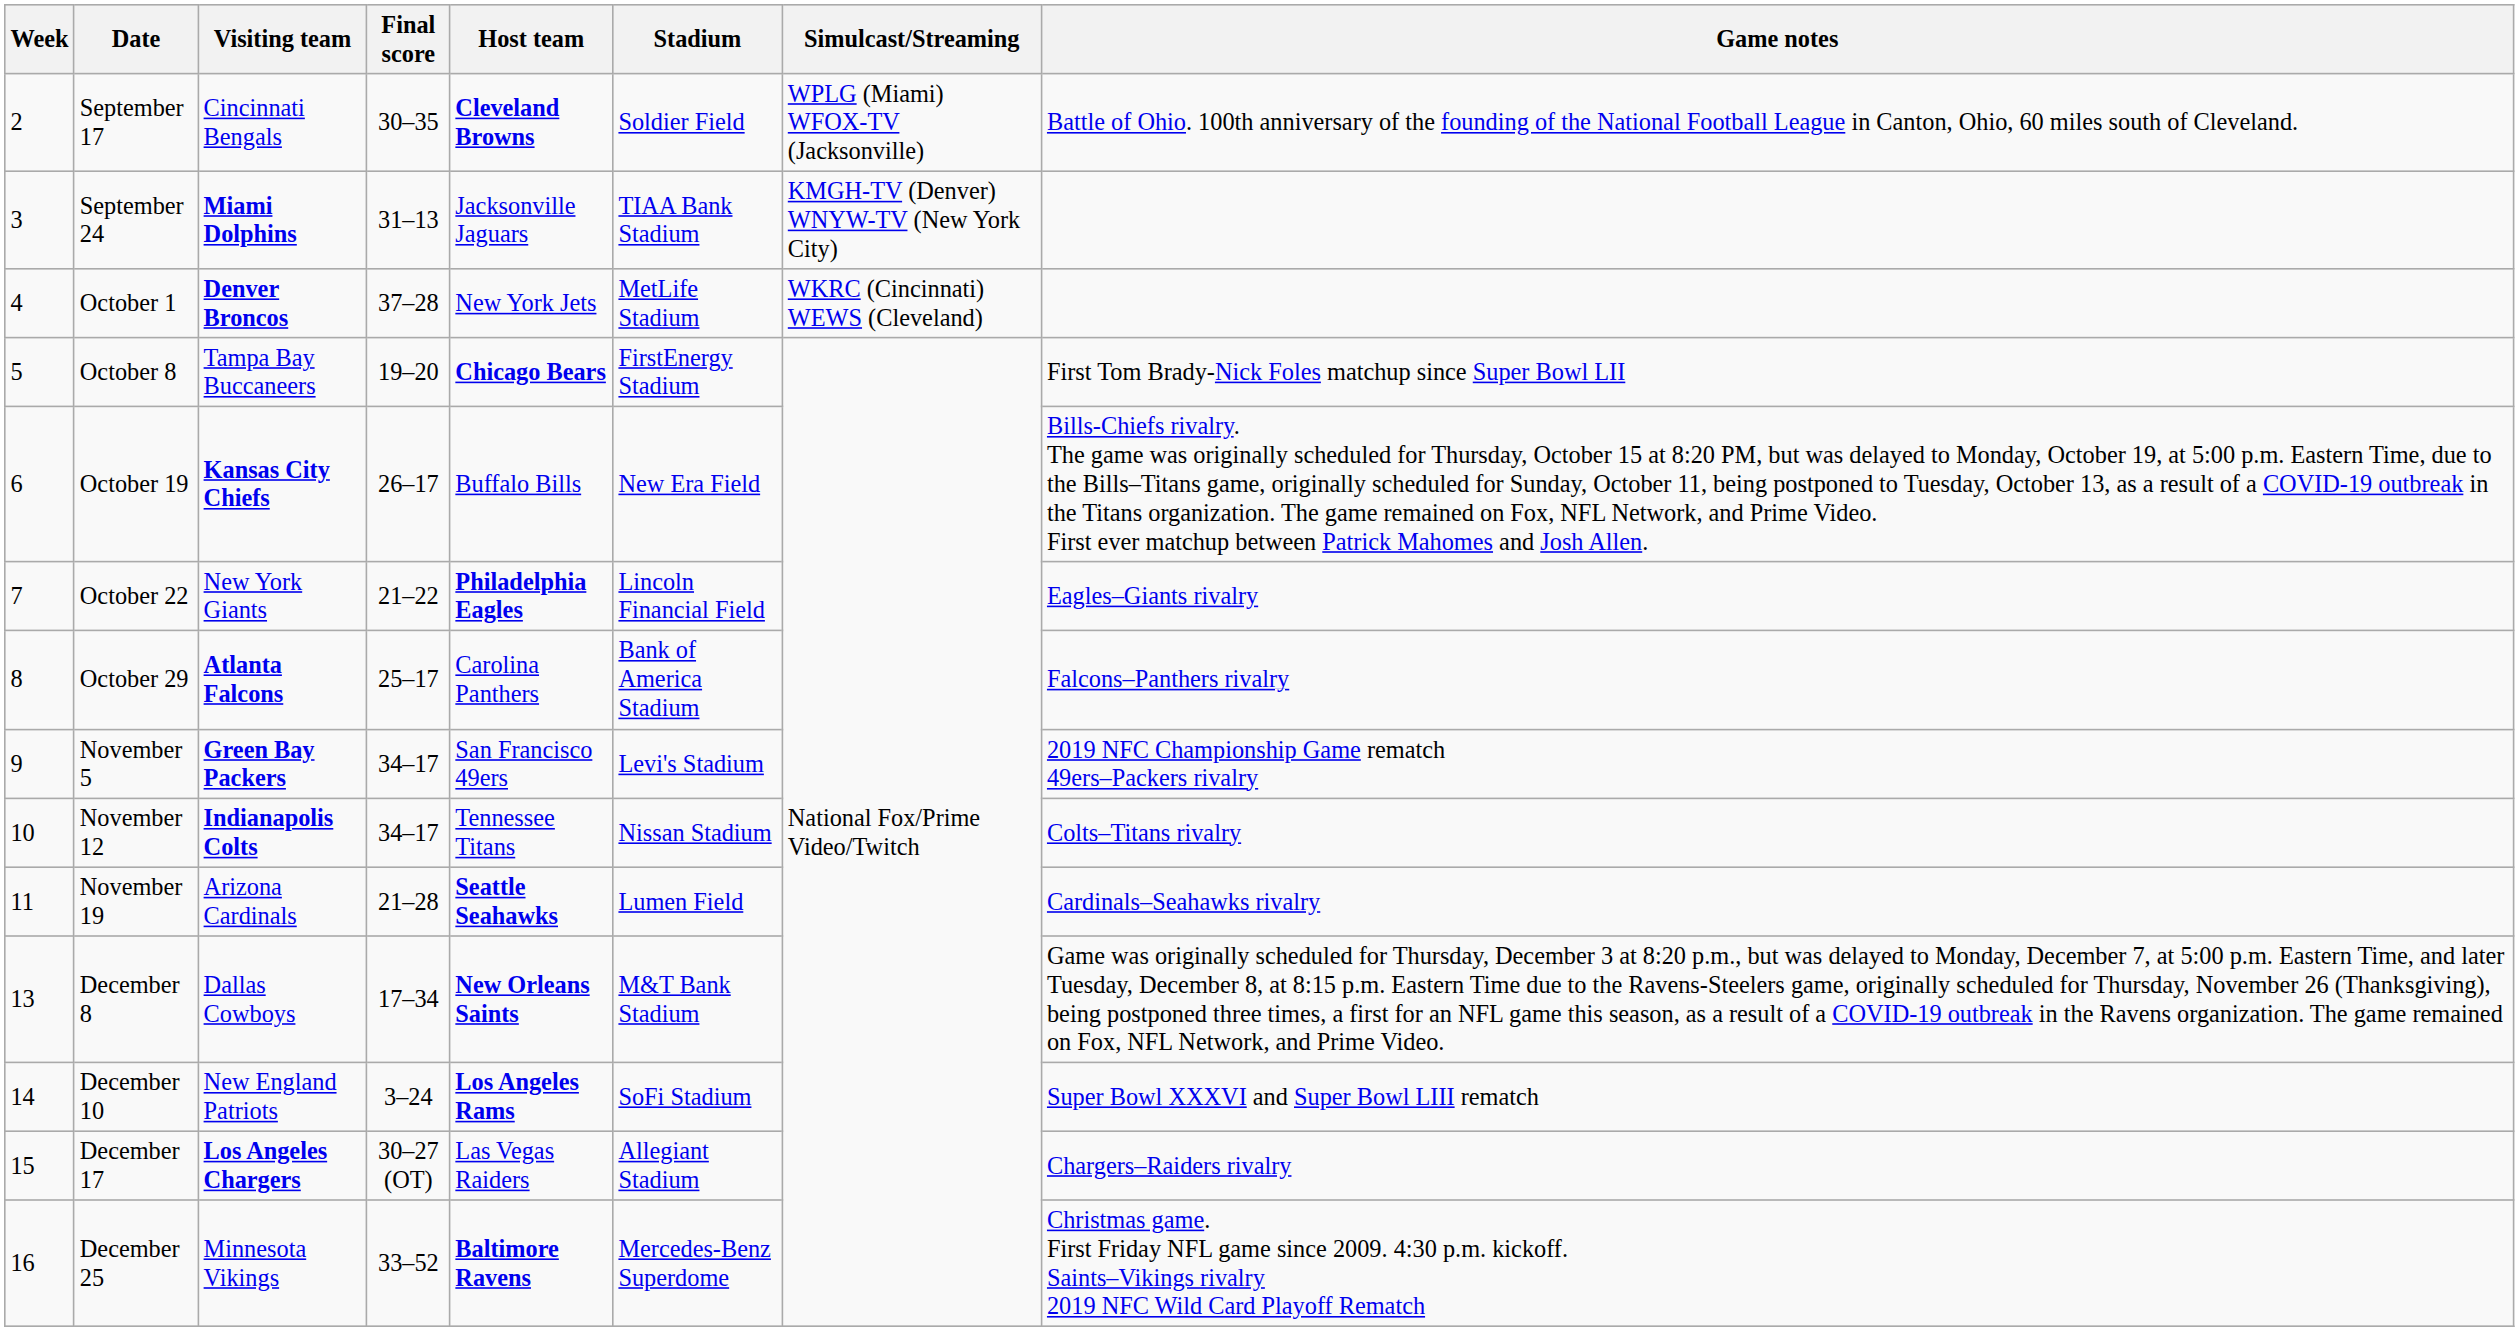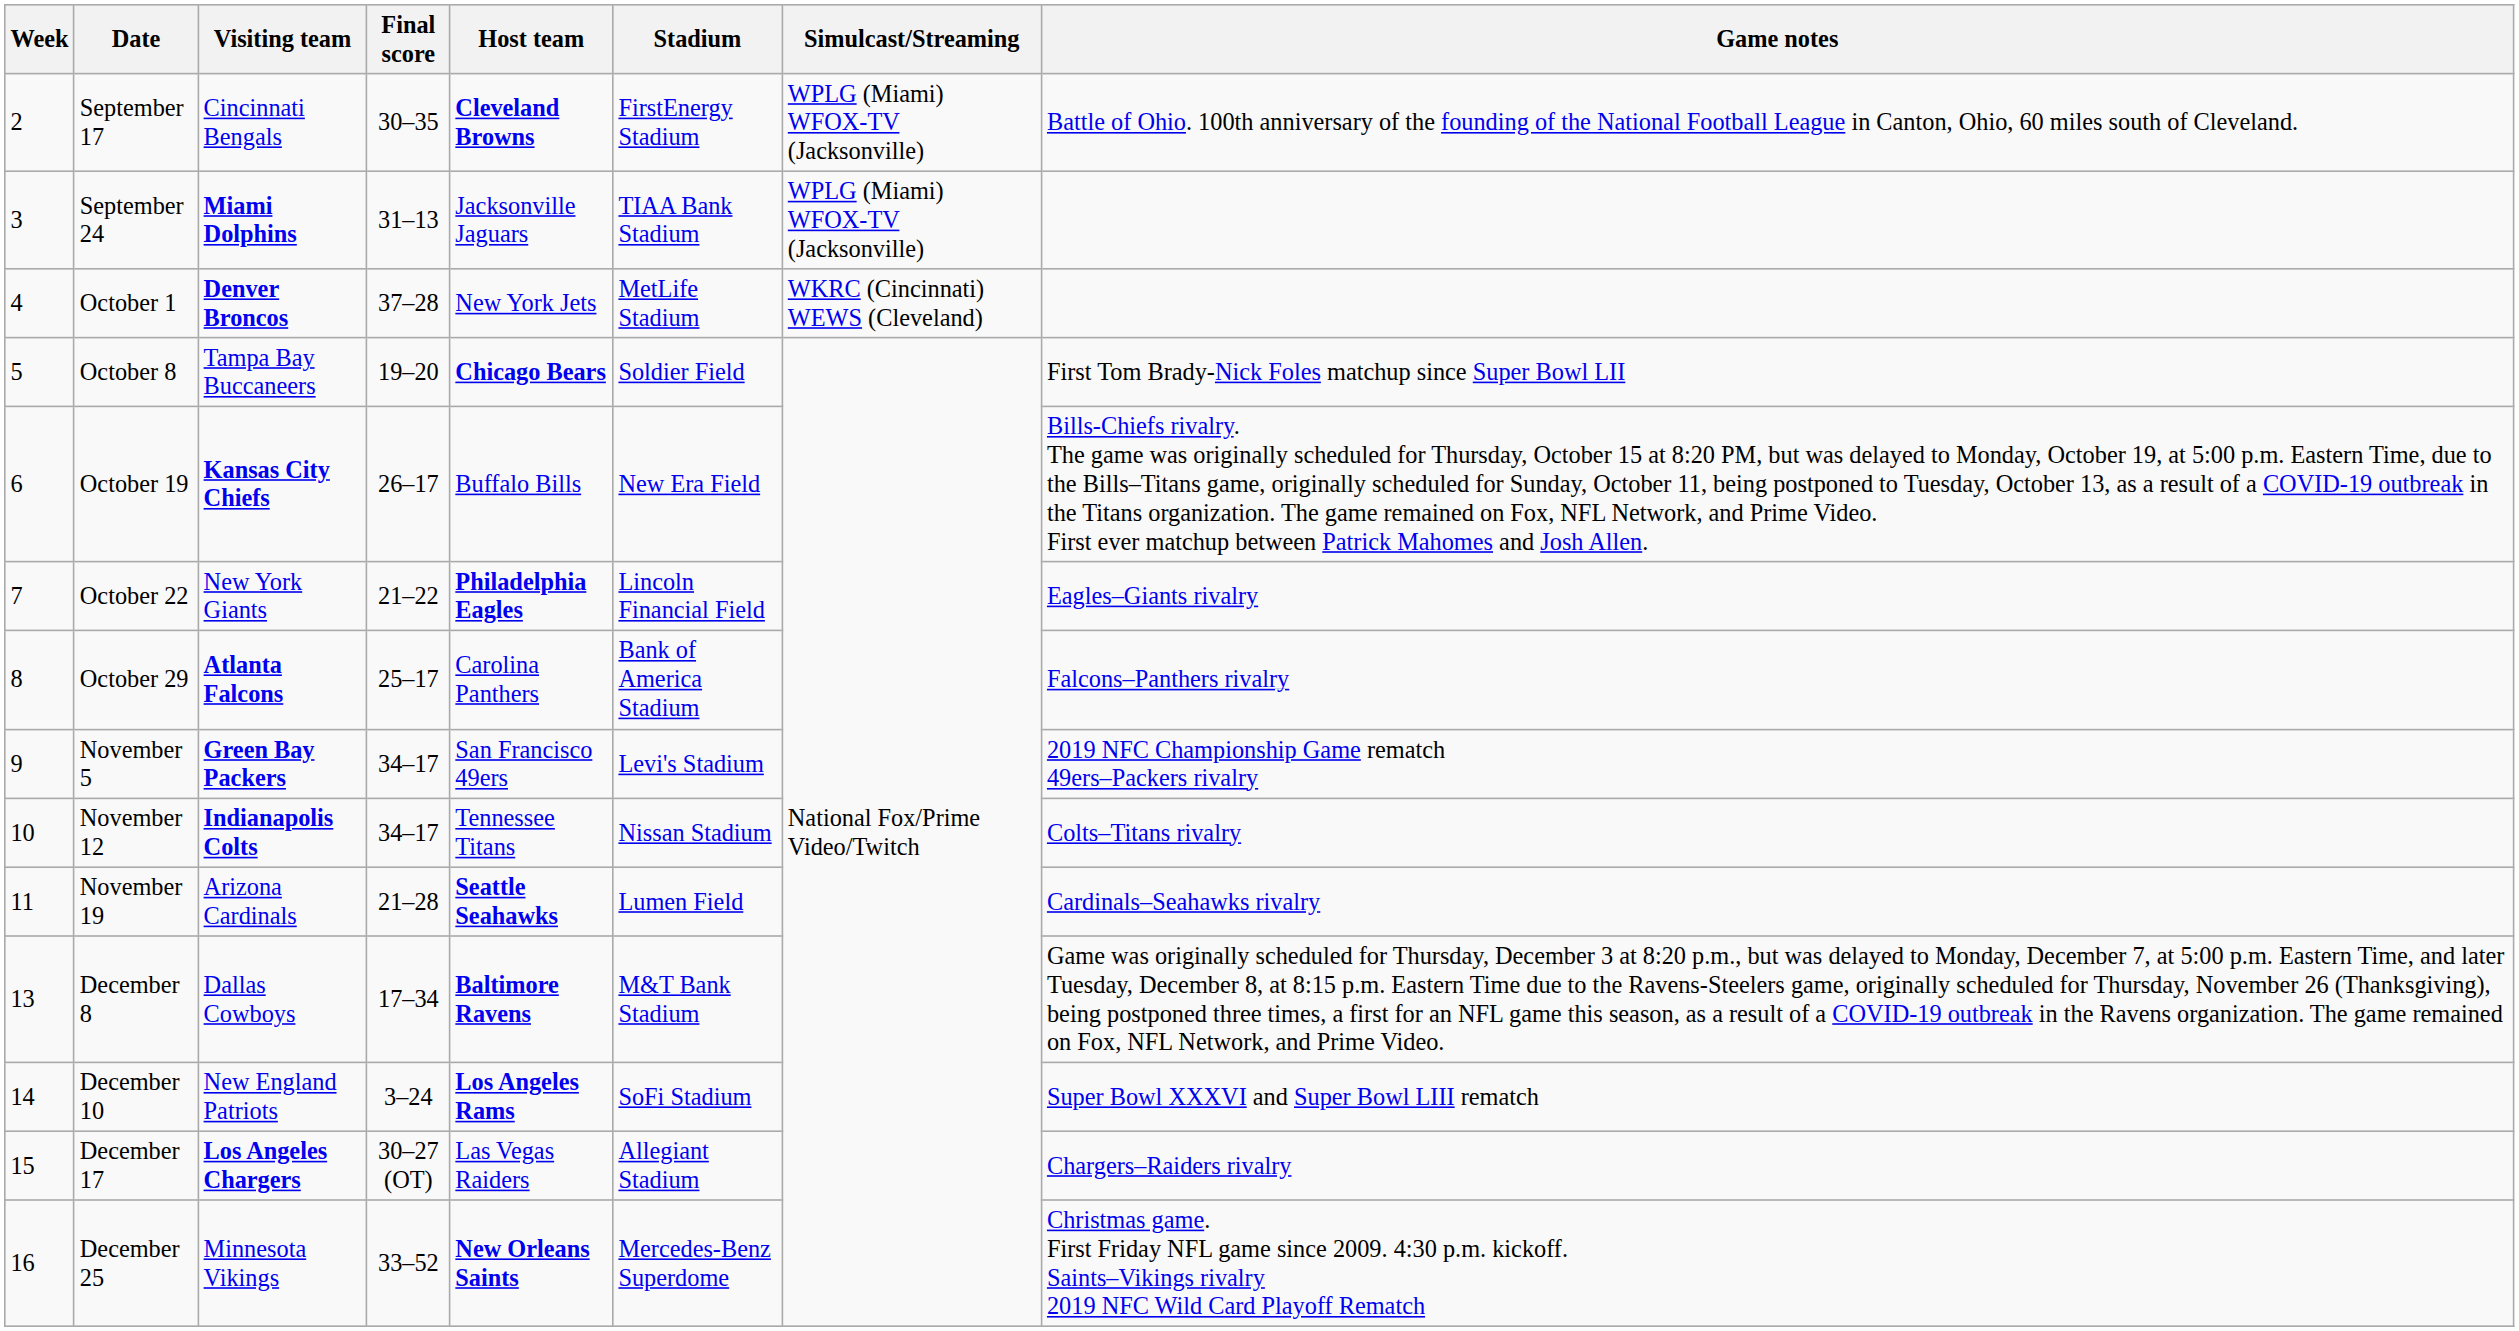(682, 122) Soldier Field -> (676, 122) FirstEnergy Stadium
(904, 220) KMGH-TV (Denver) WNYW-TV (New York City) -> (866, 220) WPLG (Miami) WFOX-TV (Jacksonville)
(676, 372) FirstEnergy Stadium -> (682, 372) Soldier Field
(523, 998) New Orleans Saints -> (507, 998) Baltimore Ravens
(507, 1262) Baltimore Ravens -> (523, 1262) New Orleans Saints
